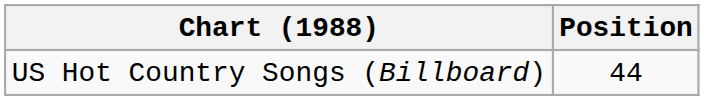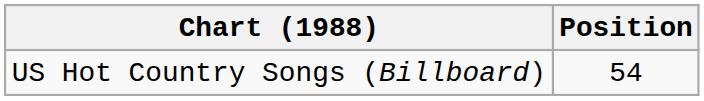(626, 73) 44 -> (626, 73) 54
